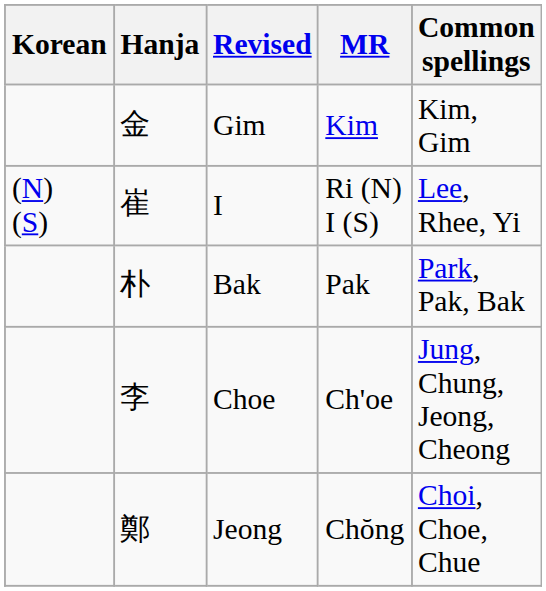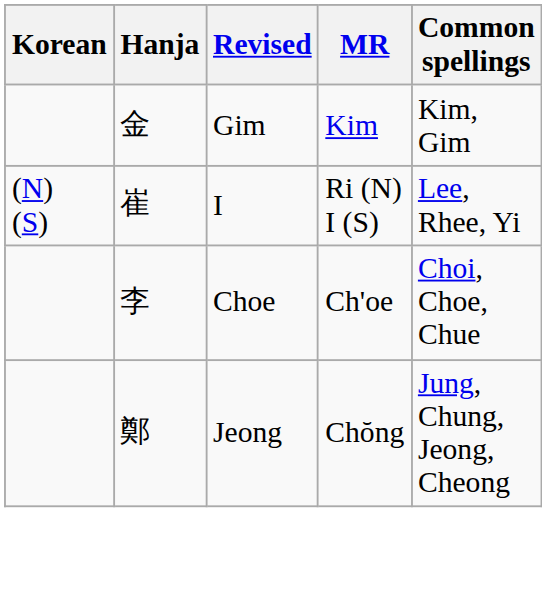- row: (237, 285)
(464, 398) Jung, Chung, Jeong, Cheong -> (453, 302) Choi, Choe, Chue
(453, 529) Choi, Choe, Chue -> (464, 432) Jung, Chung, Jeong, Cheong
